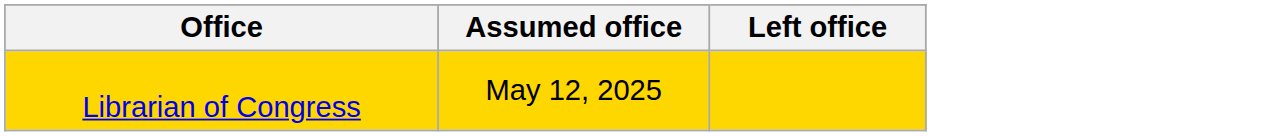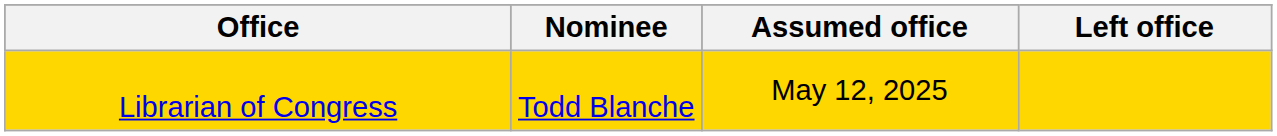+ column: (606, 27)
